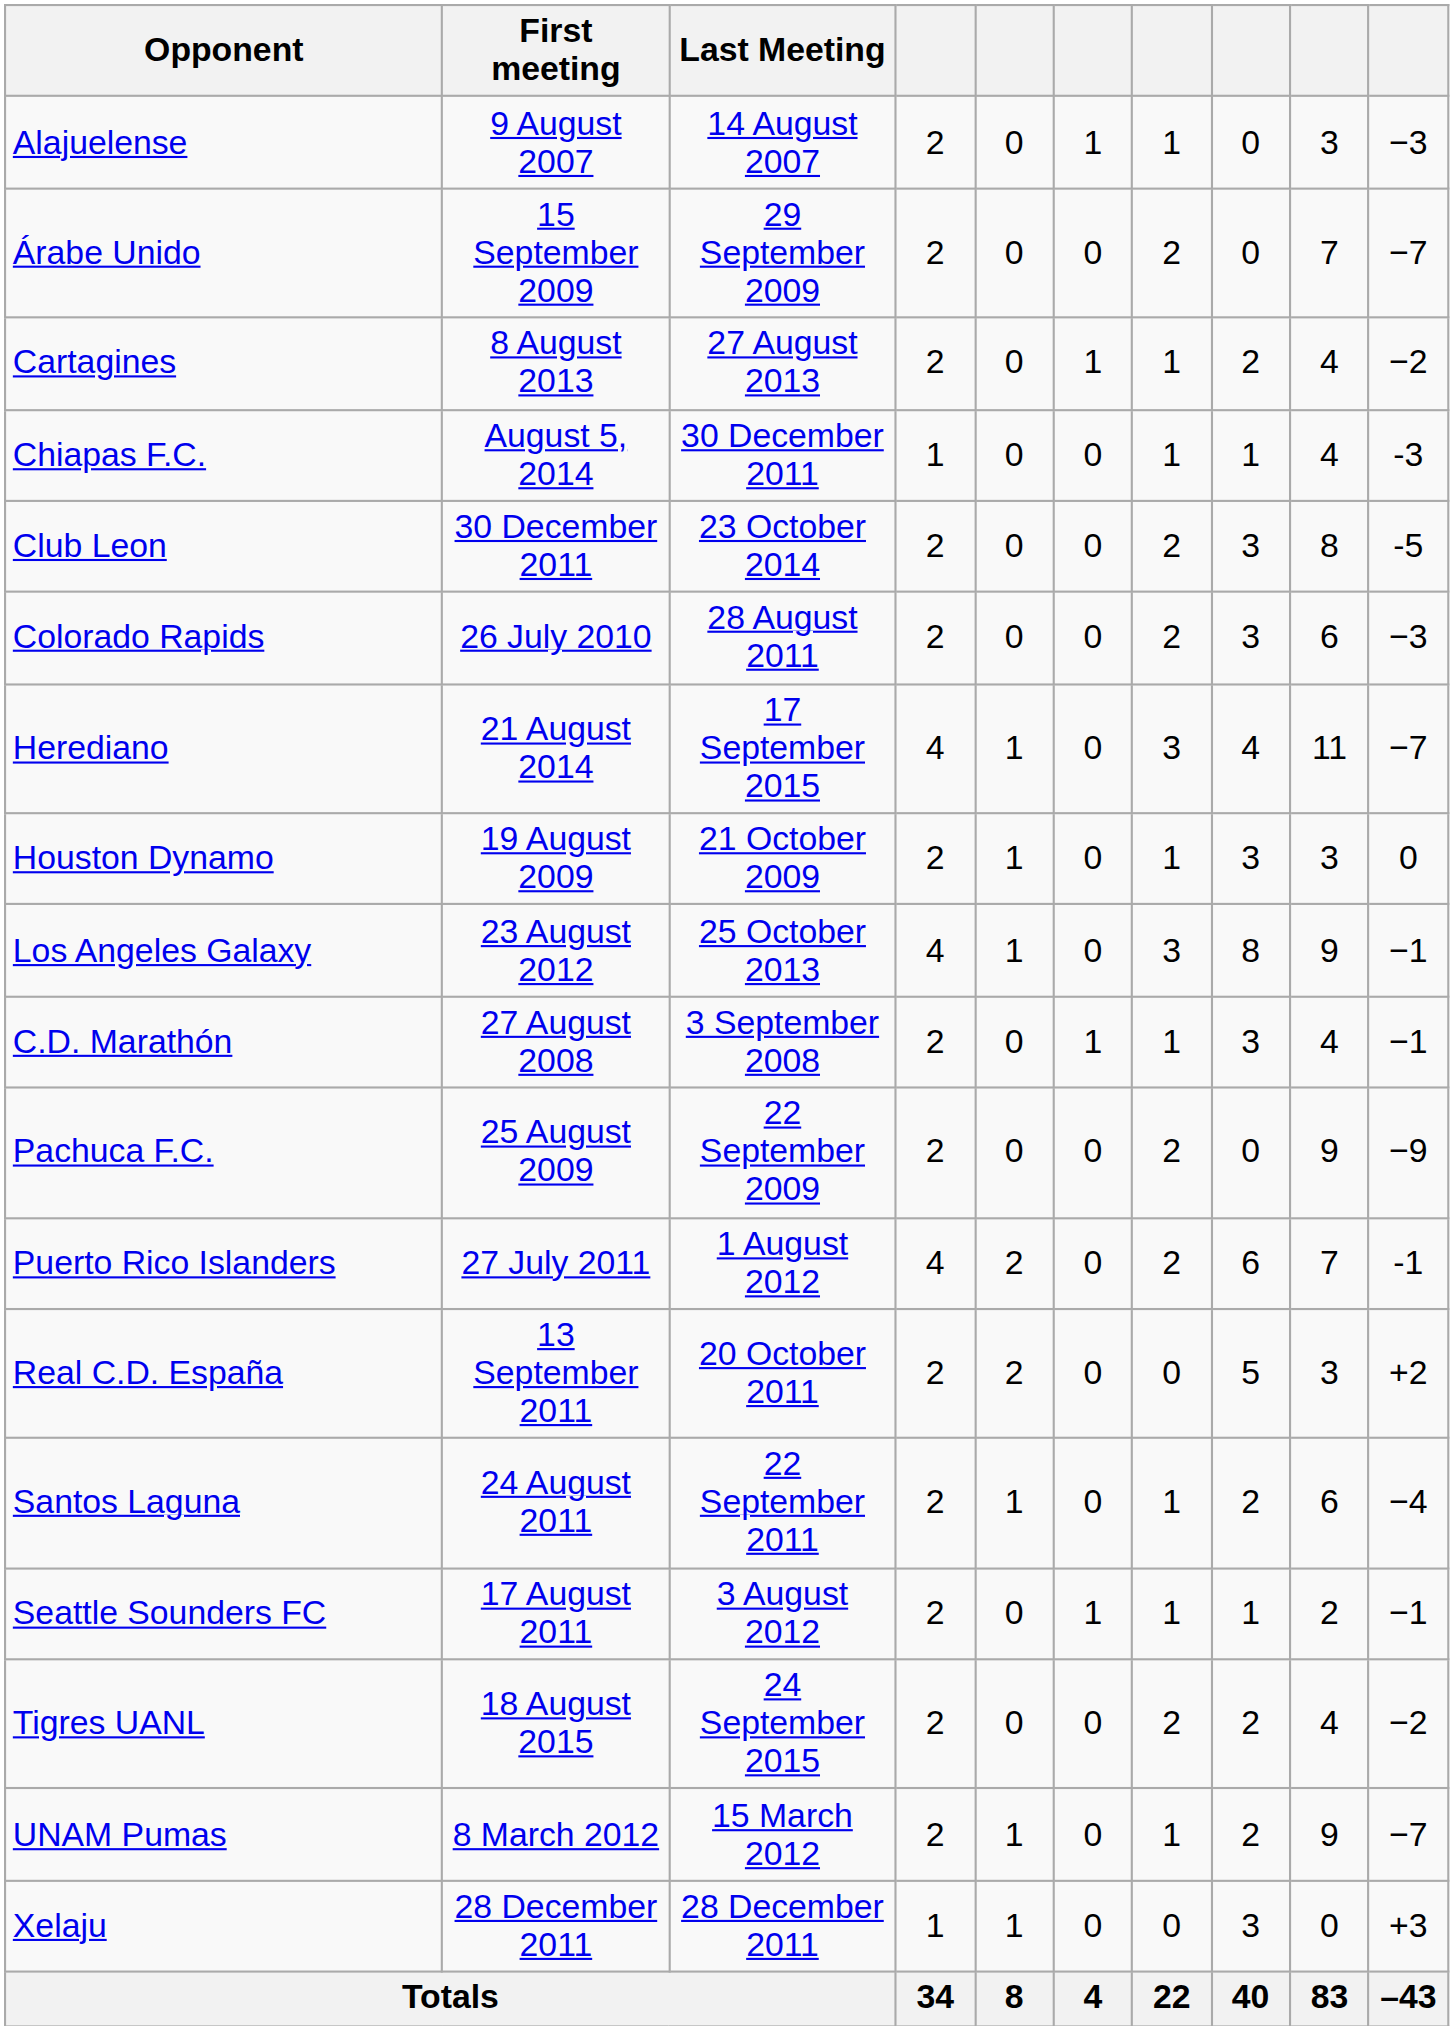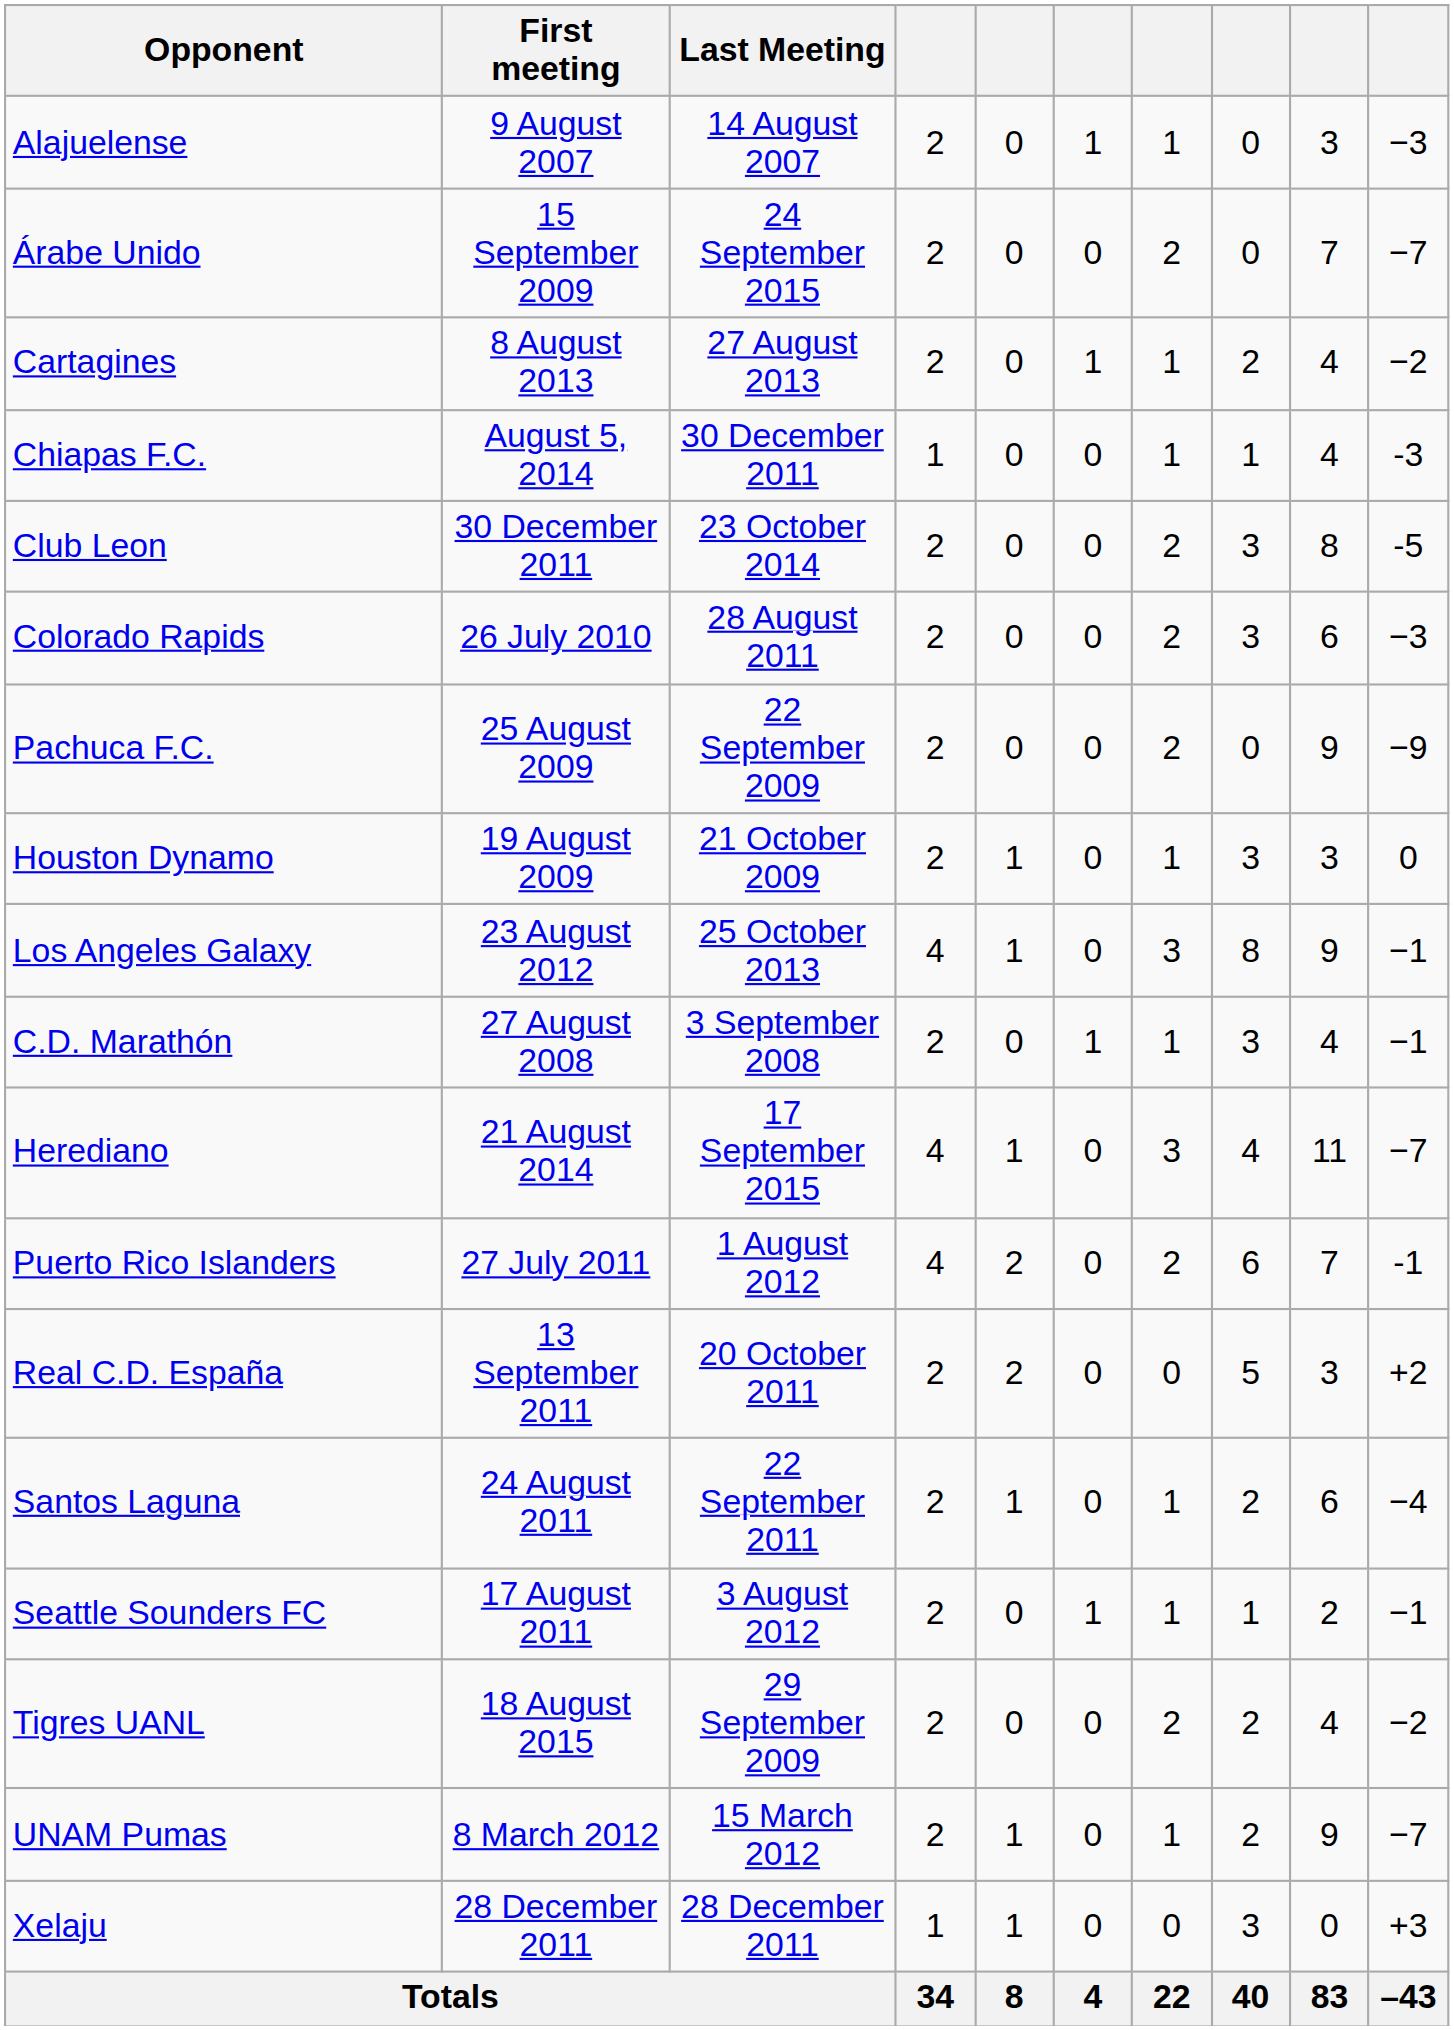(782, 252) 29 September 2009 -> (782, 252) 24 September 2015
rows swapped: (91, 747) <-> (113, 1151)
(782, 1723) 24 September 2015 -> (782, 1723) 29 September 2009
